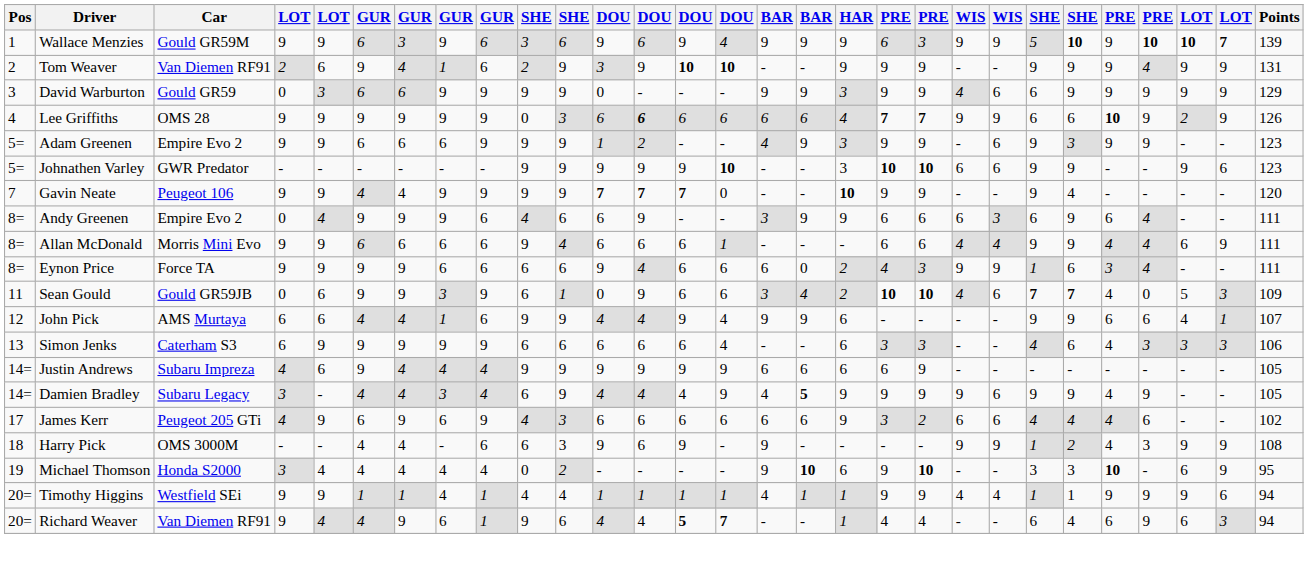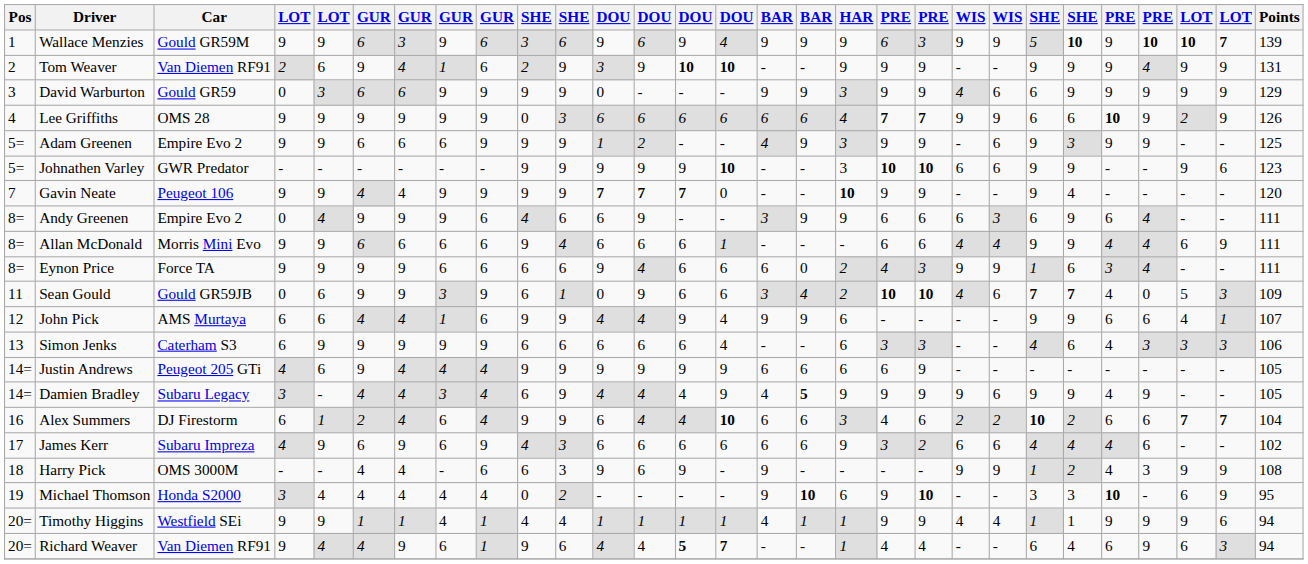(641, 118) bold -> (641, 118) normal
(1270, 143) 123 -> (1270, 143) 125
(206, 369) Subaru Impreza -> (209, 369) Peugeot 205 GTi
+ row: (85, 420)
(209, 420) Peugeot 205 GTi -> (206, 445) Subaru Impreza
